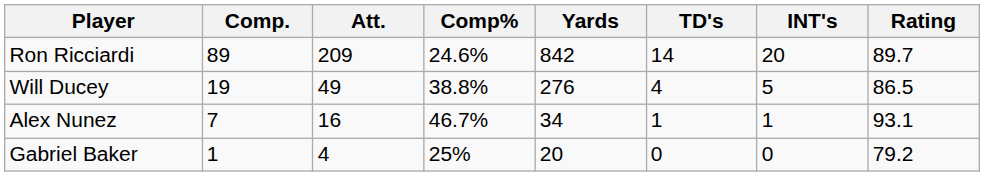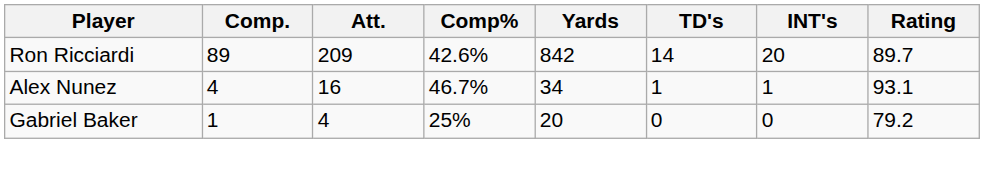(458, 54) 24.6% -> (458, 54) 42.6%
- row: (59, 87)
(213, 120) 7 -> (213, 87) 4
